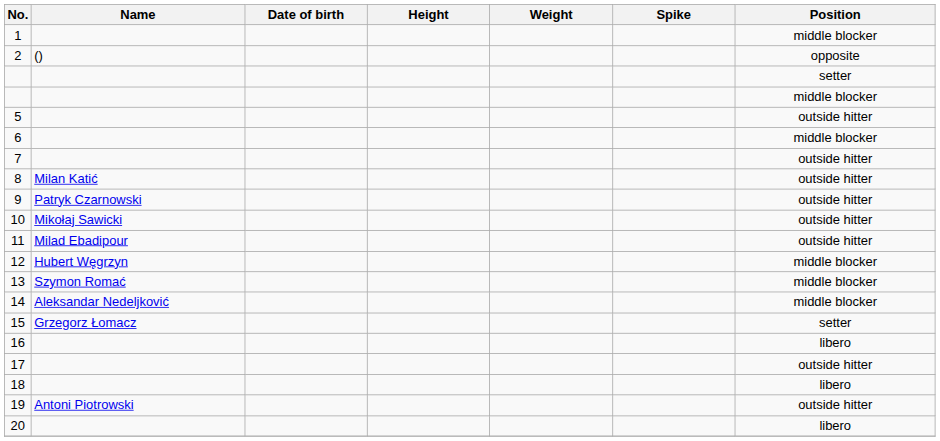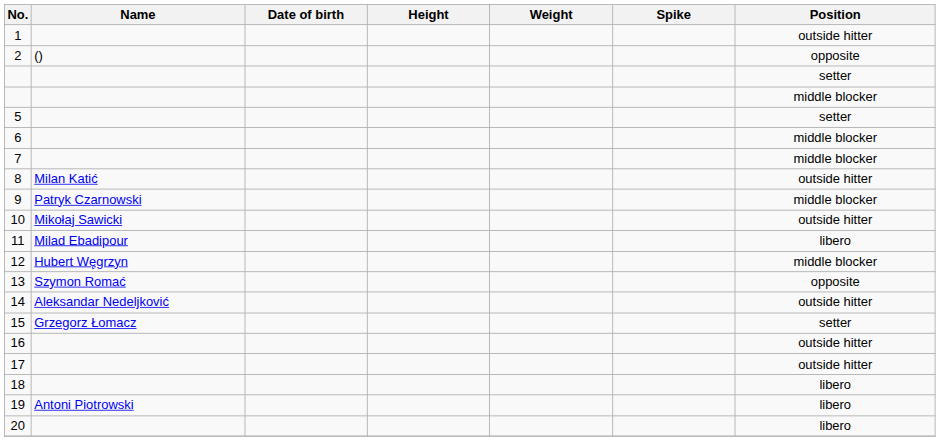(835, 35) middle blocker -> (835, 35) outside hitter
(835, 117) outside hitter -> (835, 117) setter
(835, 158) outside hitter -> (835, 158) middle blocker
(835, 199) outside hitter -> (835, 199) middle blocker
(835, 240) outside hitter -> (835, 240) libero
(835, 281) middle blocker -> (835, 281) opposite
(835, 302) middle blocker -> (835, 302) outside hitter
(835, 343) libero -> (835, 343) outside hitter
(835, 405) outside hitter -> (835, 405) libero
